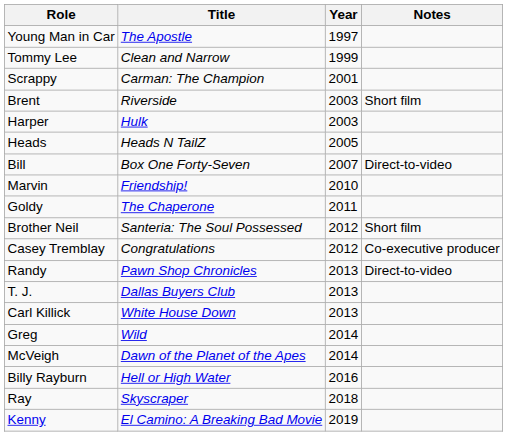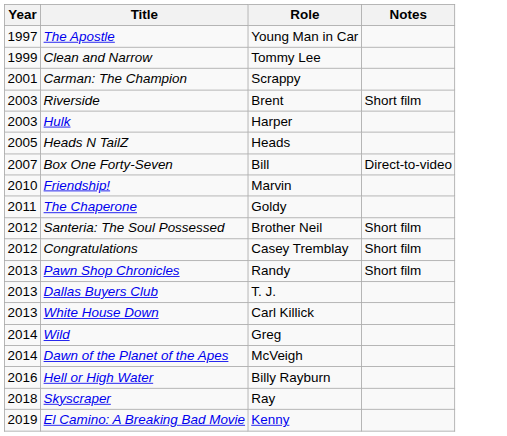columns swapped: (343, 15) <-> (61, 15)
(432, 249) Co-executive producer -> (393, 249) Short film
(408, 270) Direct-to-video -> (393, 270) Short film
